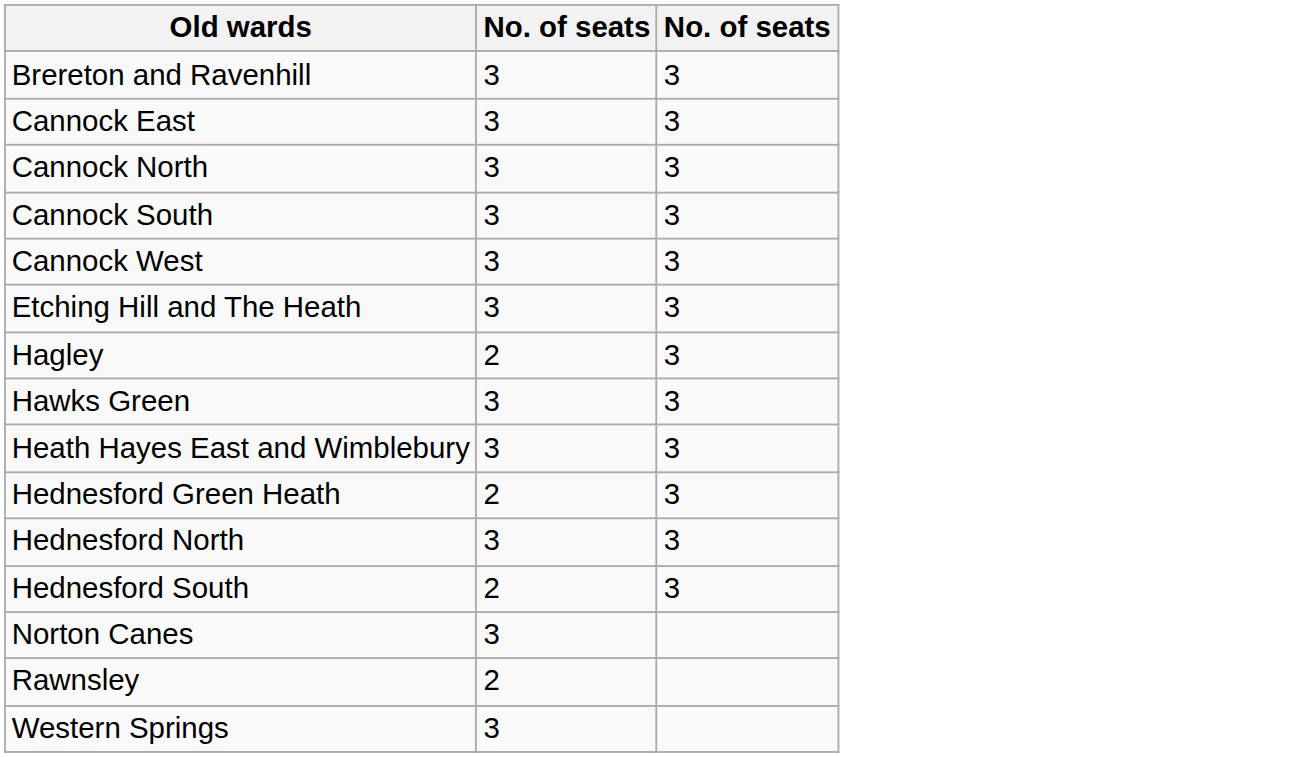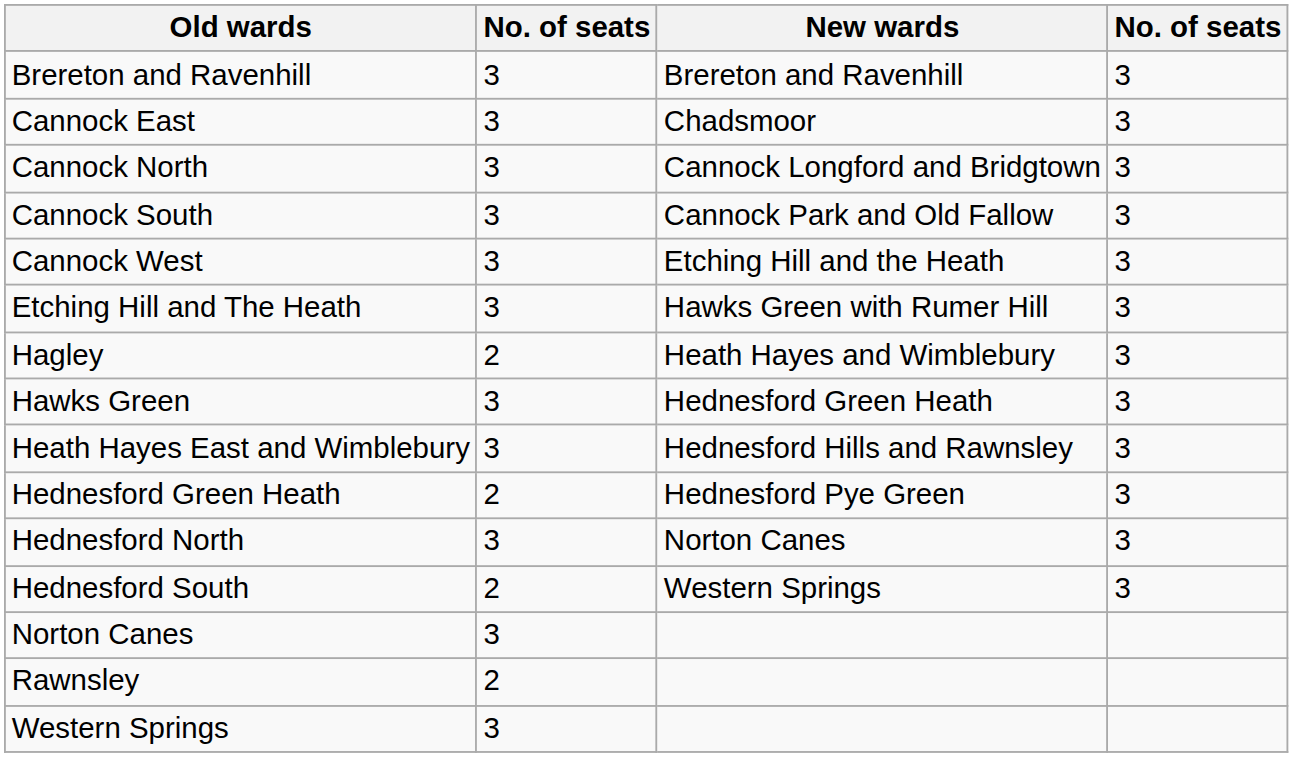+ column: (882, 27)
